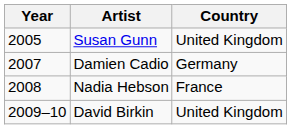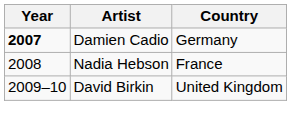- row: (115, 40)
(25, 64) normal -> (25, 40) bold
